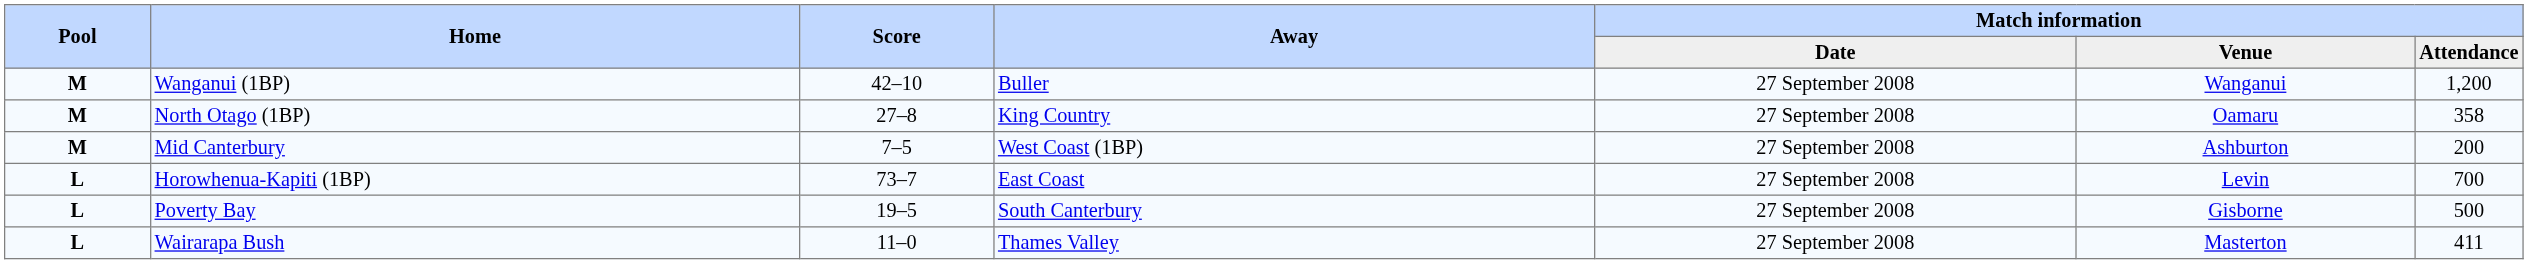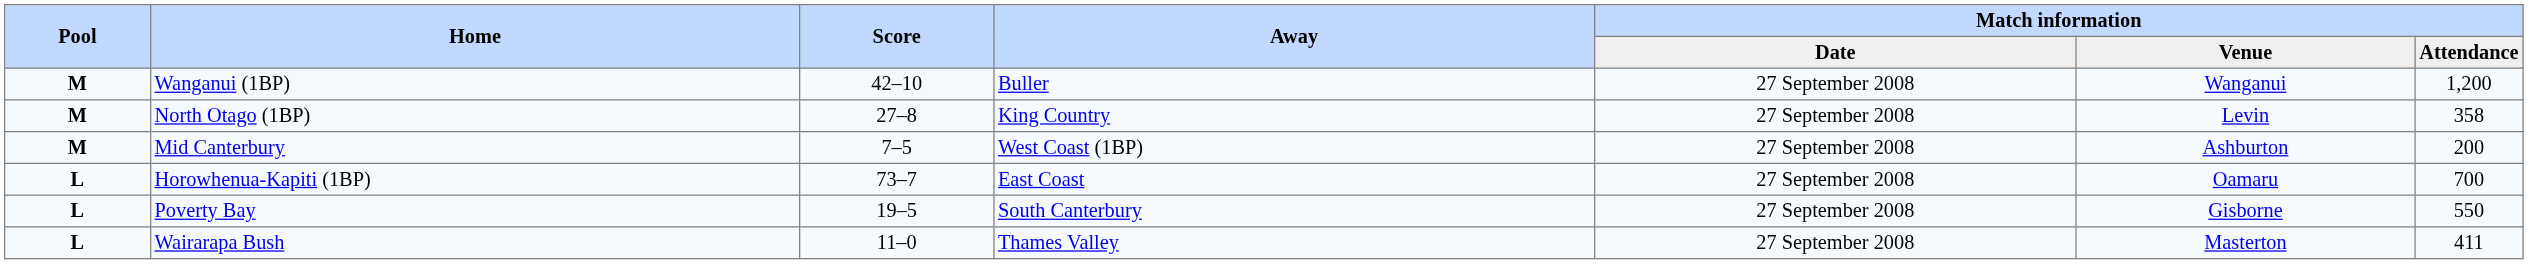(2245, 115) Oamaru -> (2245, 115) Levin
(2245, 179) Levin -> (2245, 179) Oamaru
(2469, 210) 500 -> (2469, 210) 550
